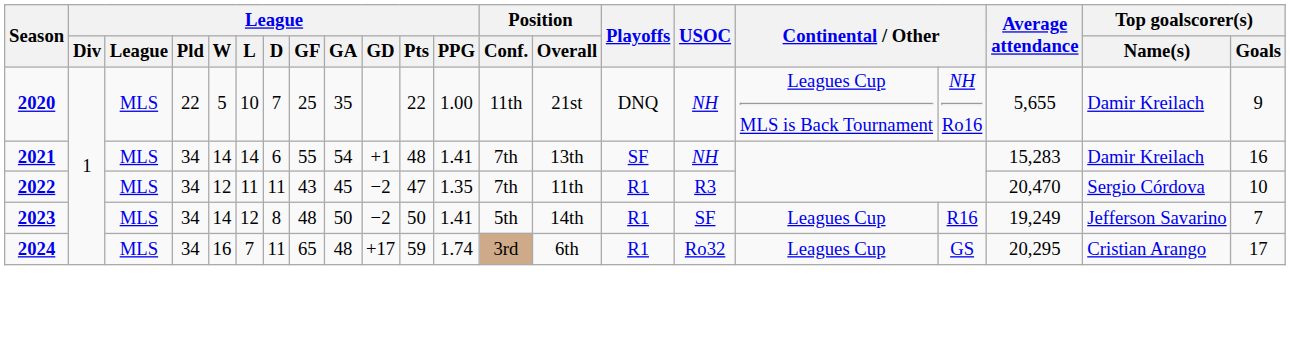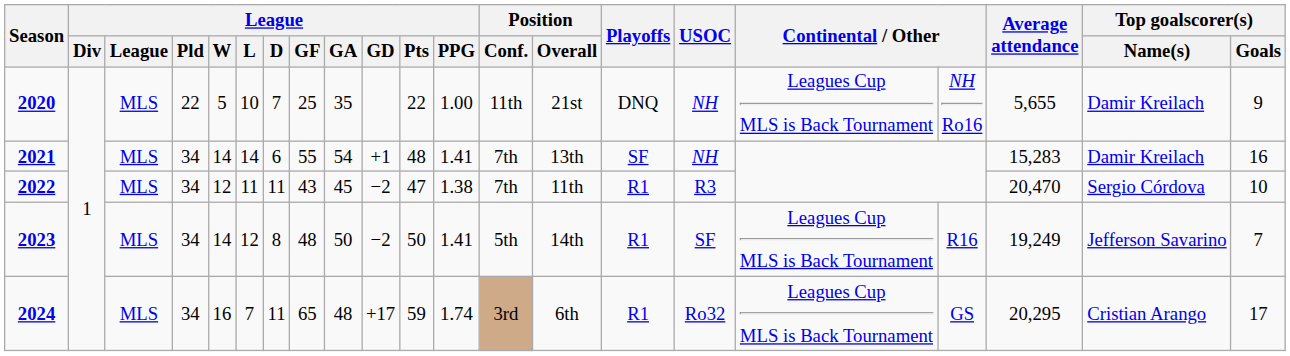(456, 187) 1.35 -> (456, 187) 1.38
(836, 218) Leagues Cup -> (836, 239) Leagues Cup MLS is Back Tournament
(836, 248) Leagues Cup -> (836, 314) Leagues Cup MLS is Back Tournament
